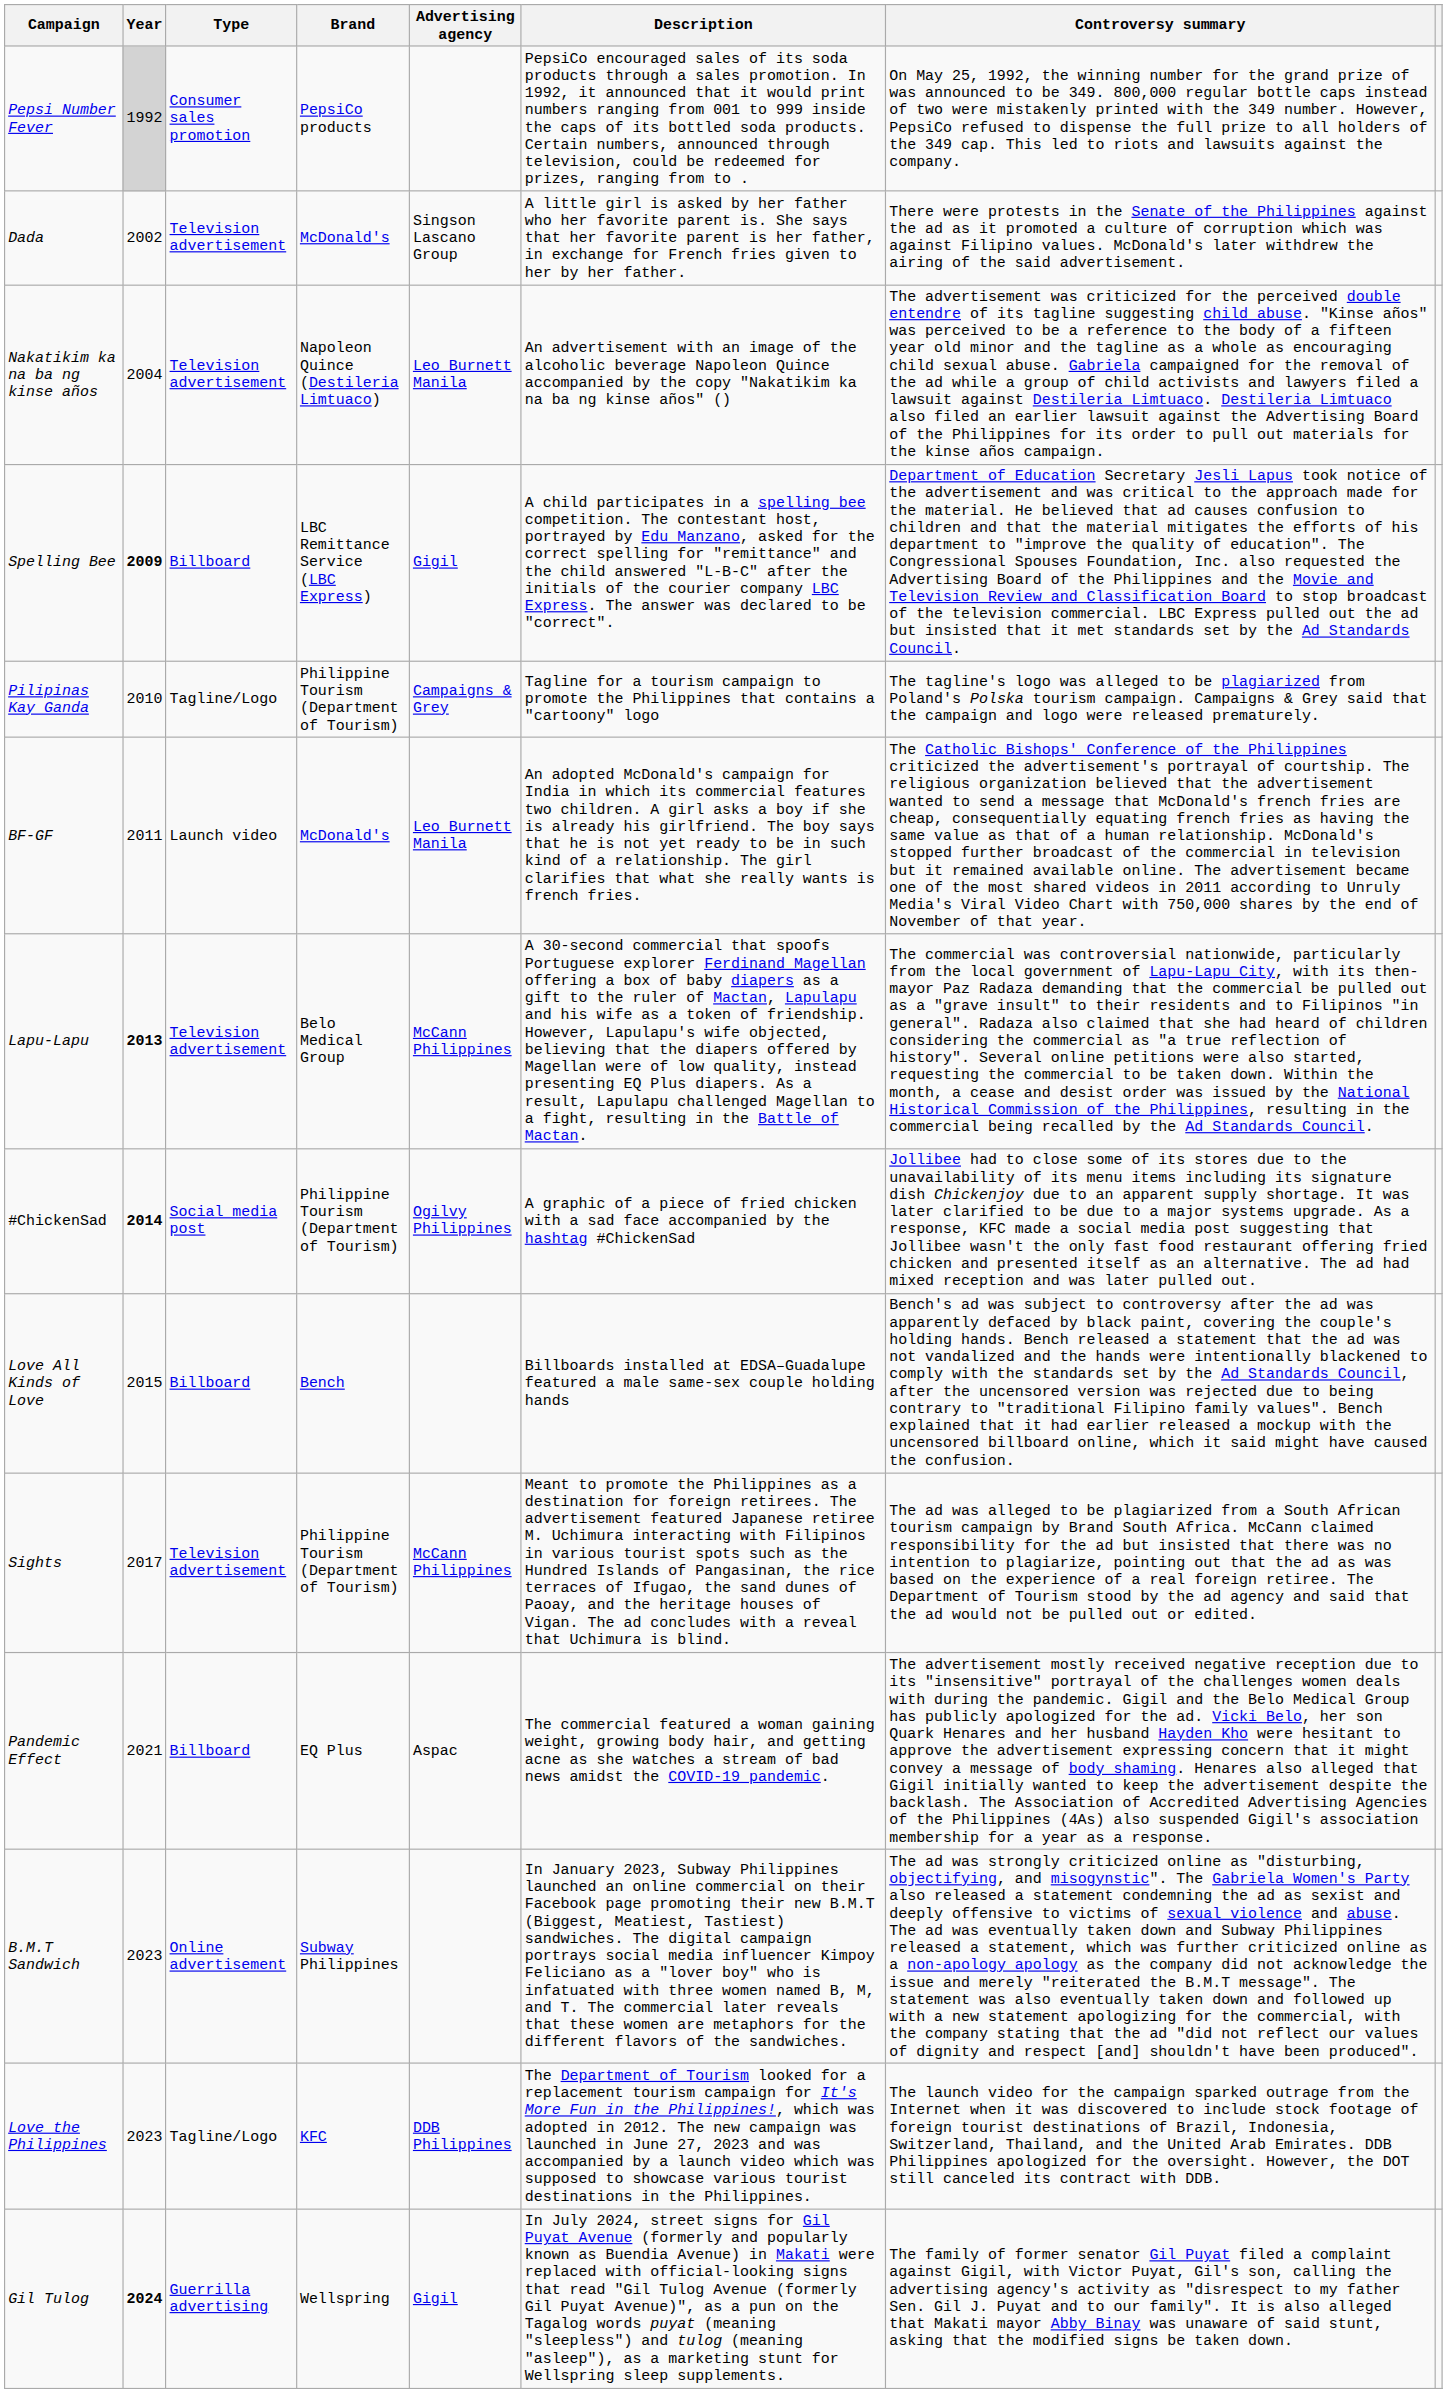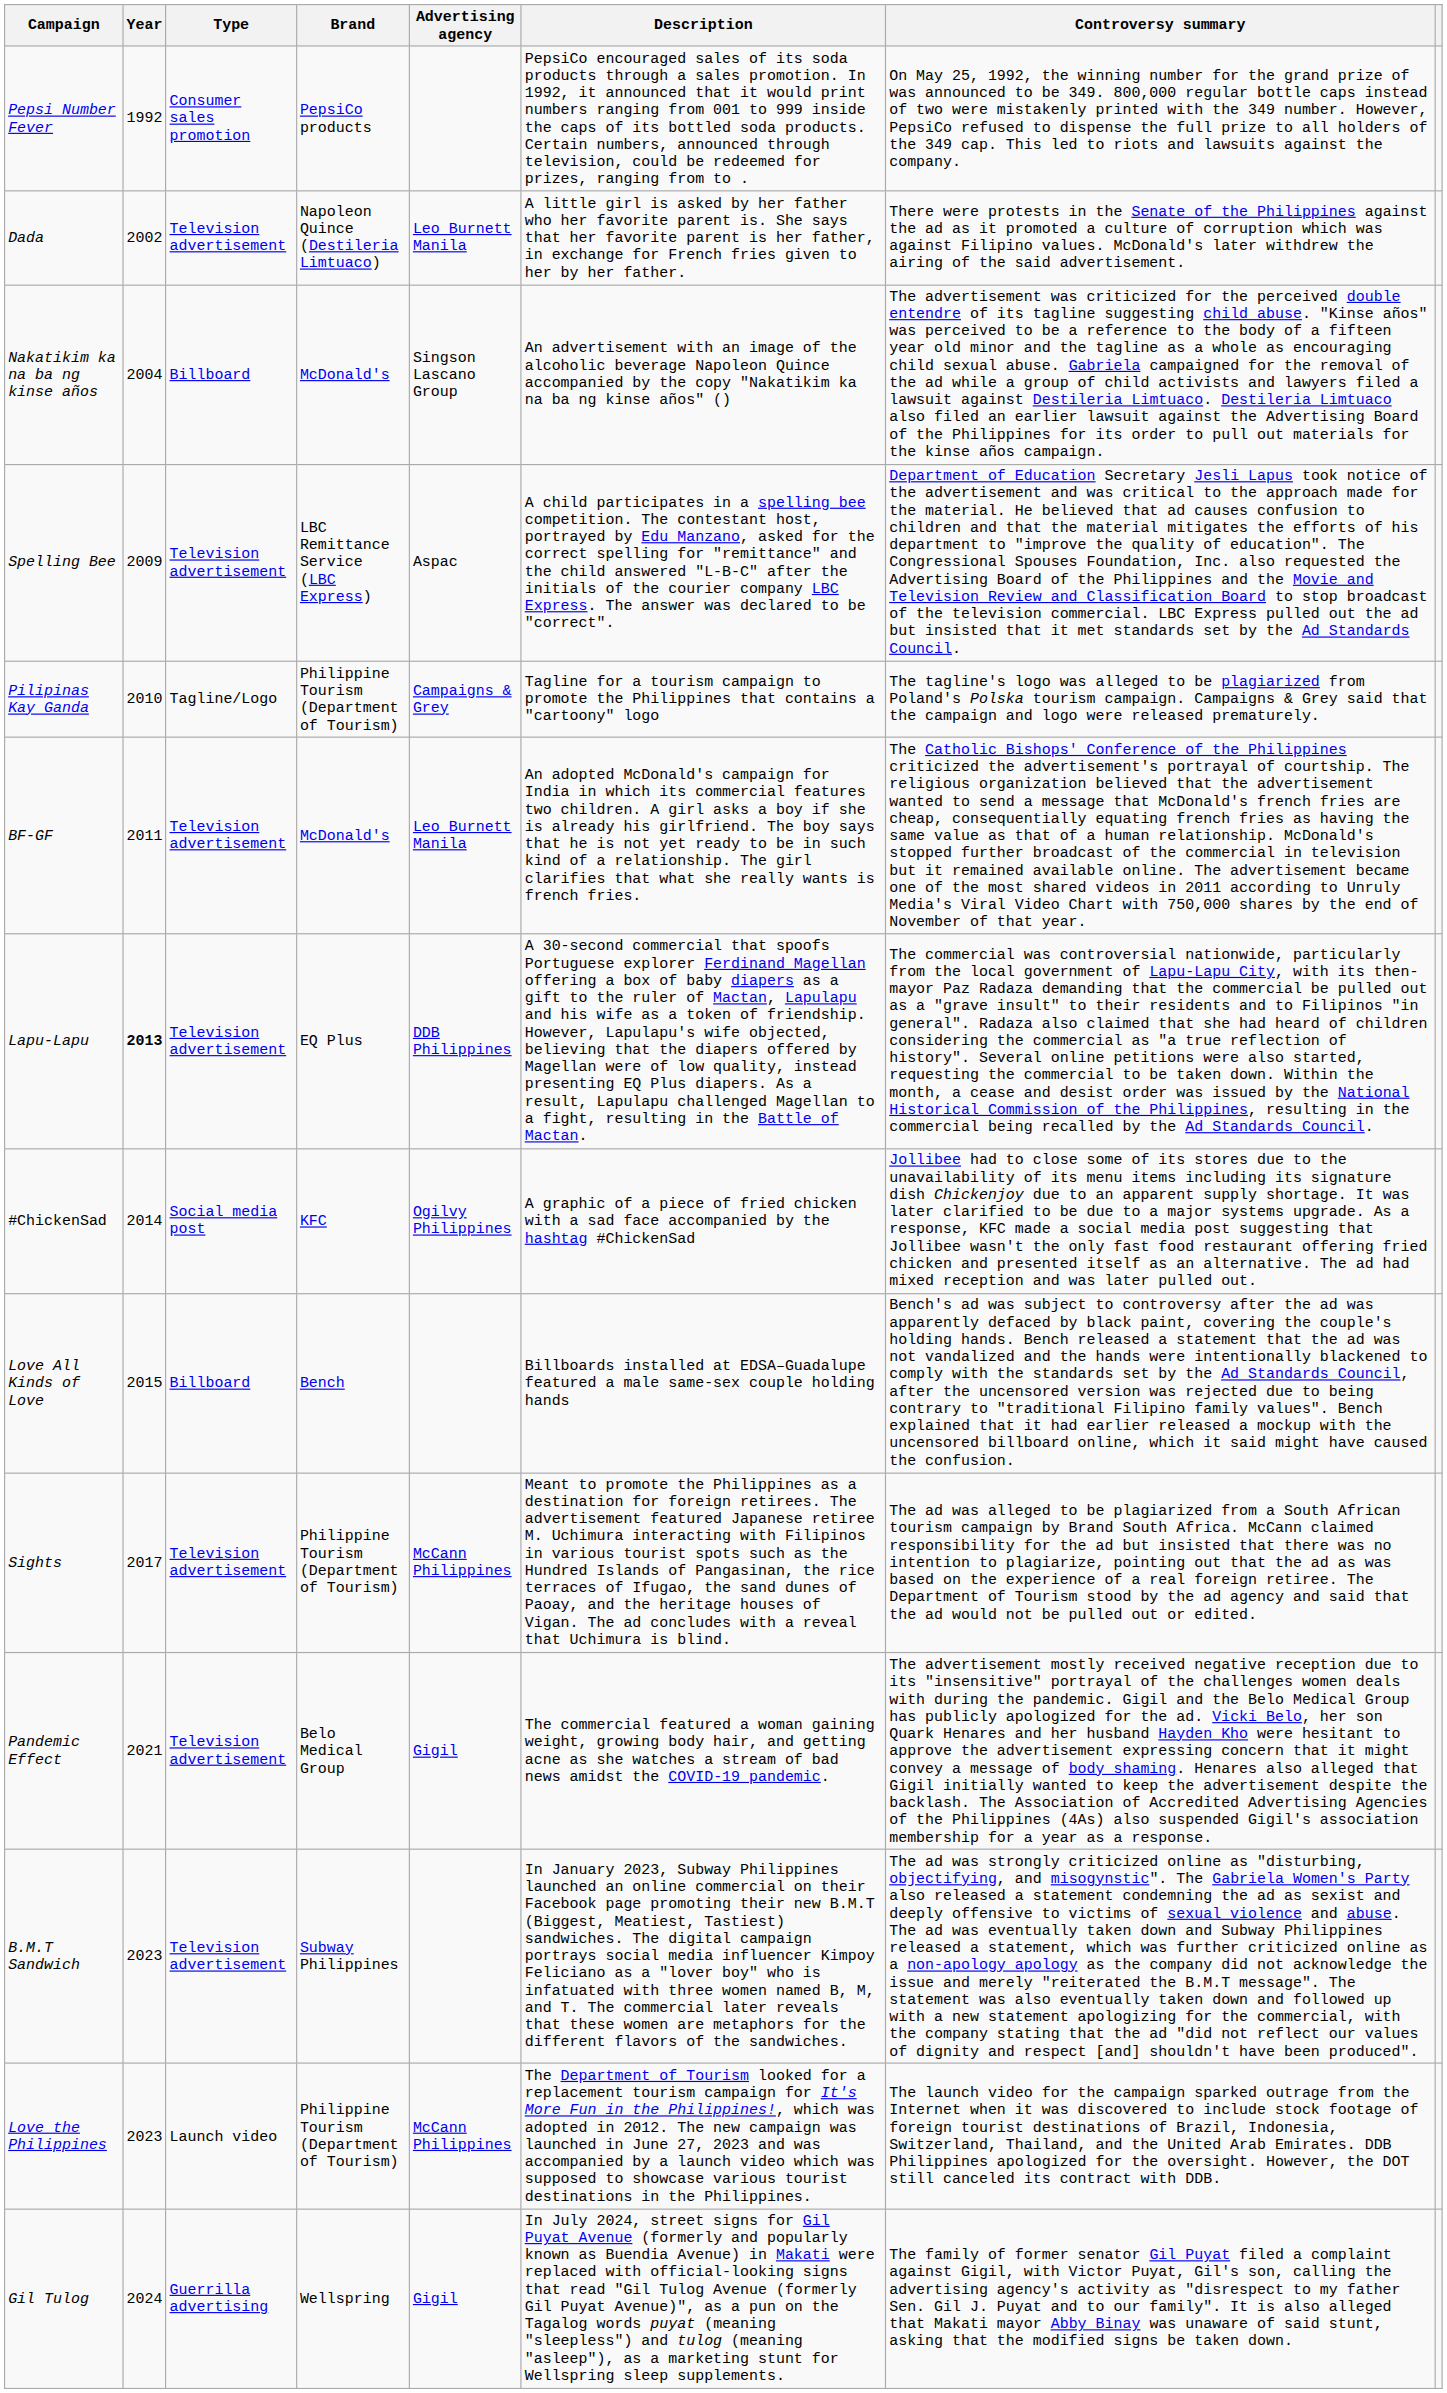(144, 119) lightgrey background -> (144, 119) no background
(345, 238) McDonald's -> (349, 238) Napoleon Quince (Destileria Limtuaco)
(444, 238) Singson Lascano Group -> (462, 238) Leo Burnett Manila
(228, 374) Television advertisement -> (210, 374) Billboard
(349, 374) Napoleon Quince (Destileria Limtuaco) -> (345, 374) McDonald's
(462, 374) Leo Burnett Manila -> (444, 374) Singson Lascano Group
(144, 563) bold -> (144, 563) normal
(210, 563) Billboard -> (228, 563) Television advertisement
(435, 563) Gigil -> (435, 563) Aspac
(223, 836) Launch video -> (228, 836) Television advertisement
(331, 1041) Belo Medical Group -> (331, 1041) EQ Plus
(462, 1041) McCann Philippines -> (462, 1041) DDB Philippines
(144, 1221) bold -> (144, 1221) normal
(349, 1221) Philippine Tourism (Department of Tourism) -> (313, 1221) KFC
(210, 1751) Billboard -> (228, 1751) Television advertisement
(331, 1751) EQ Plus -> (331, 1751) Belo Medical Group
(435, 1751) Aspac -> (435, 1751) Gigil
(228, 1957) Online advertisement -> (228, 1957) Television advertisement
(223, 2136) Tagline/Logo -> (223, 2136) Launch video
(313, 2136) KFC -> (349, 2136) Philippine Tourism (Department of Tourism)
(462, 2136) DDB Philippines -> (462, 2136) McCann Philippines
(144, 2299) bold -> (144, 2299) normal
